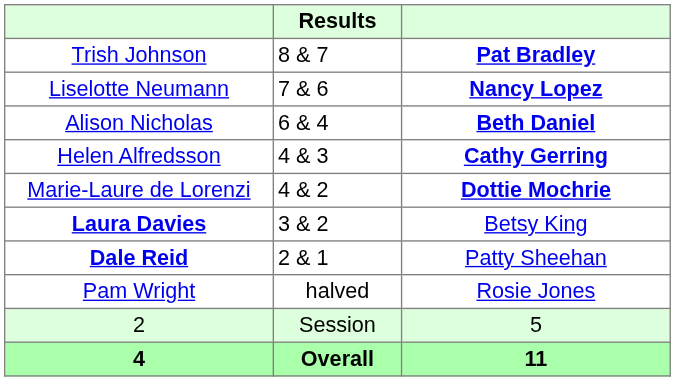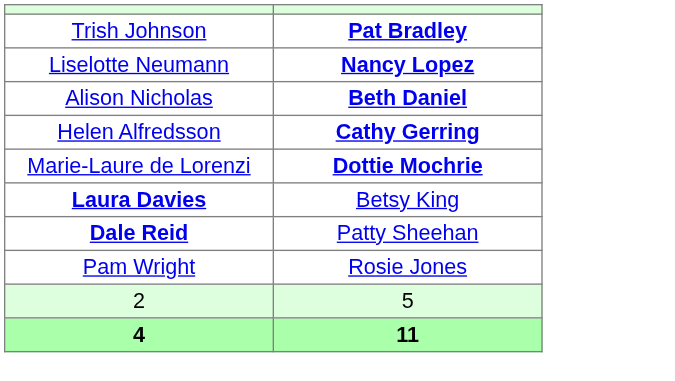- column: (337, 21)
